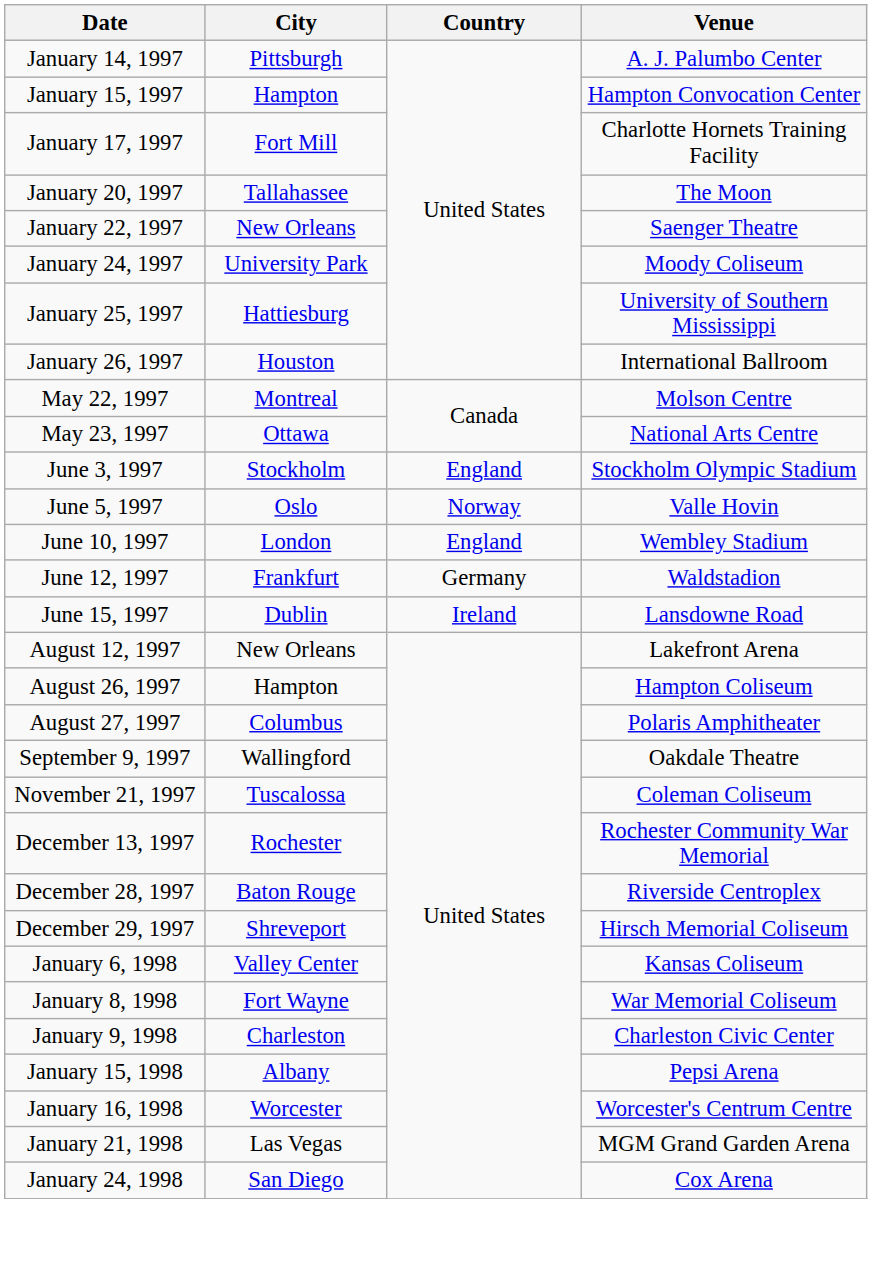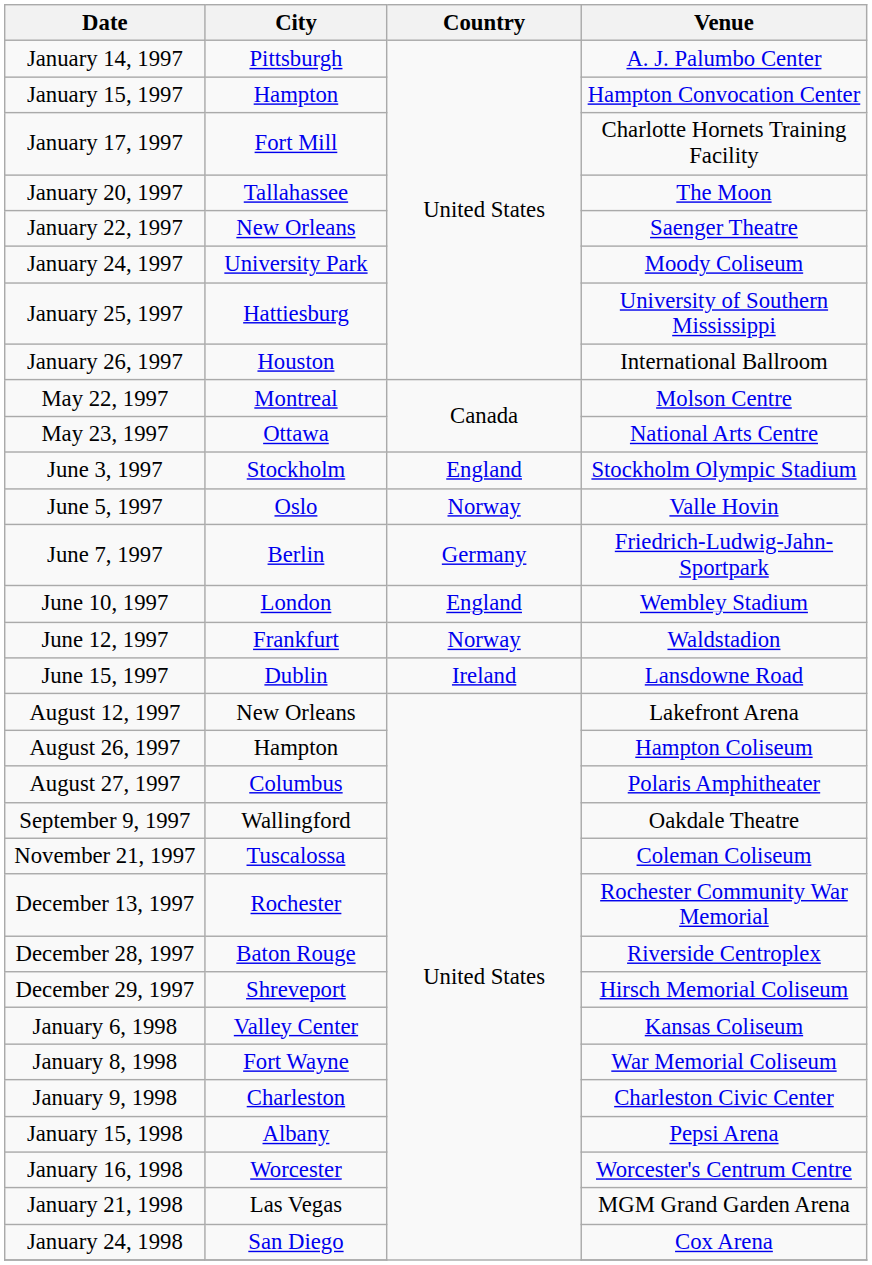+ row: (105, 554)
(484, 578) Germany -> (484, 639) Norway
